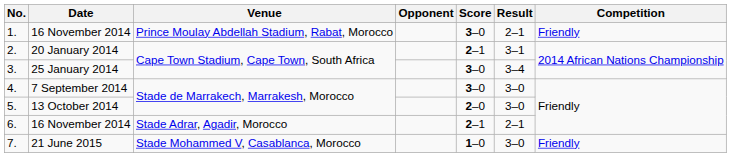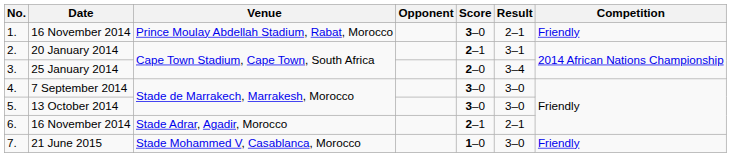(475, 69) 3–0 -> (475, 69) 2–0
(475, 106) 2–0 -> (475, 106) 3–0
